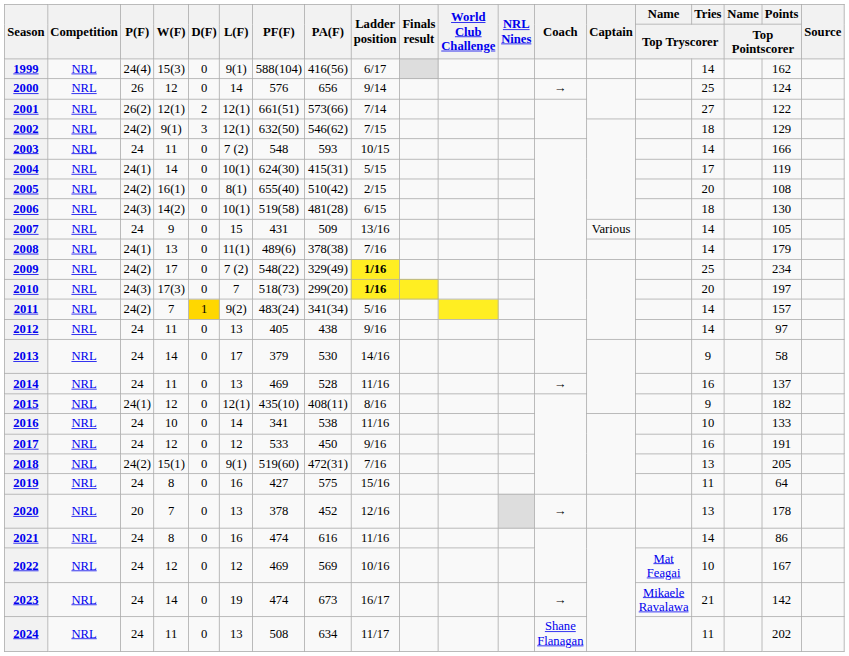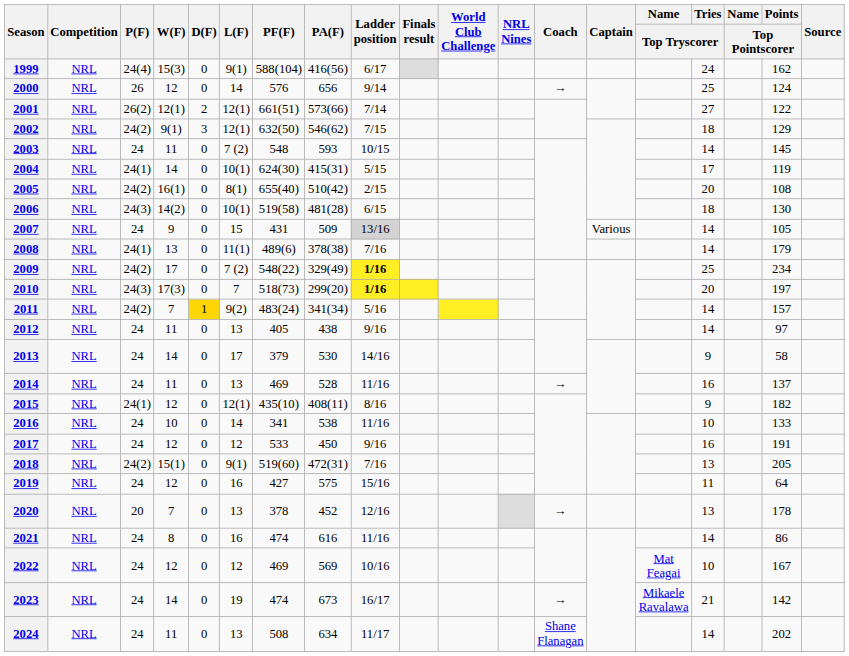(708, 68) 14 -> (708, 68) 24
(782, 149) 166 -> (782, 149) 145
(375, 229) no background -> (375, 229) lightgrey background
(171, 483) 8 -> (171, 483) 12
(708, 633) 11 -> (708, 633) 14
